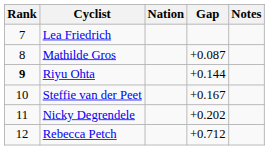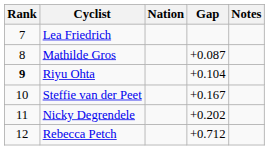(208, 74) +0.144 -> (208, 74) +0.104
